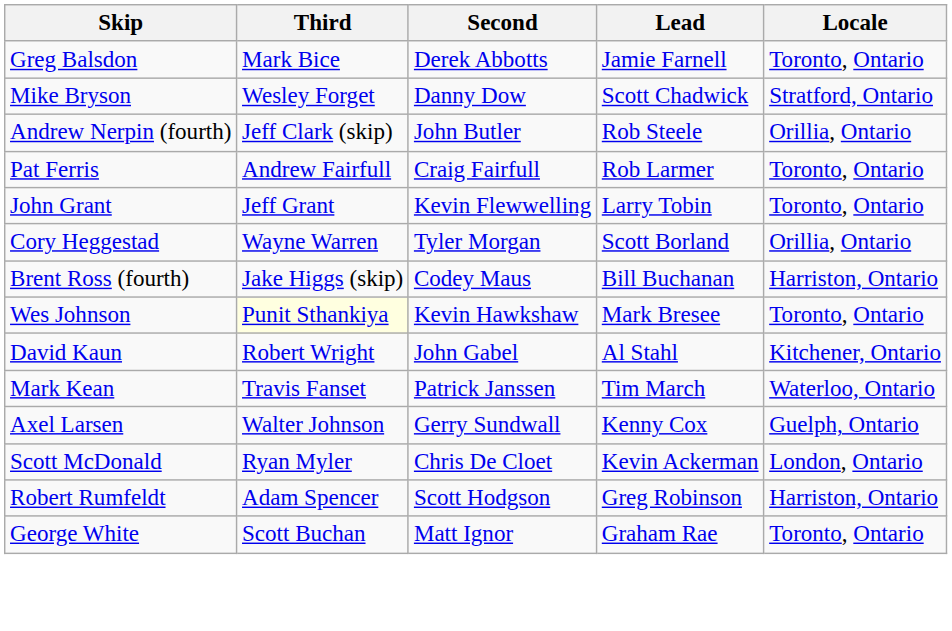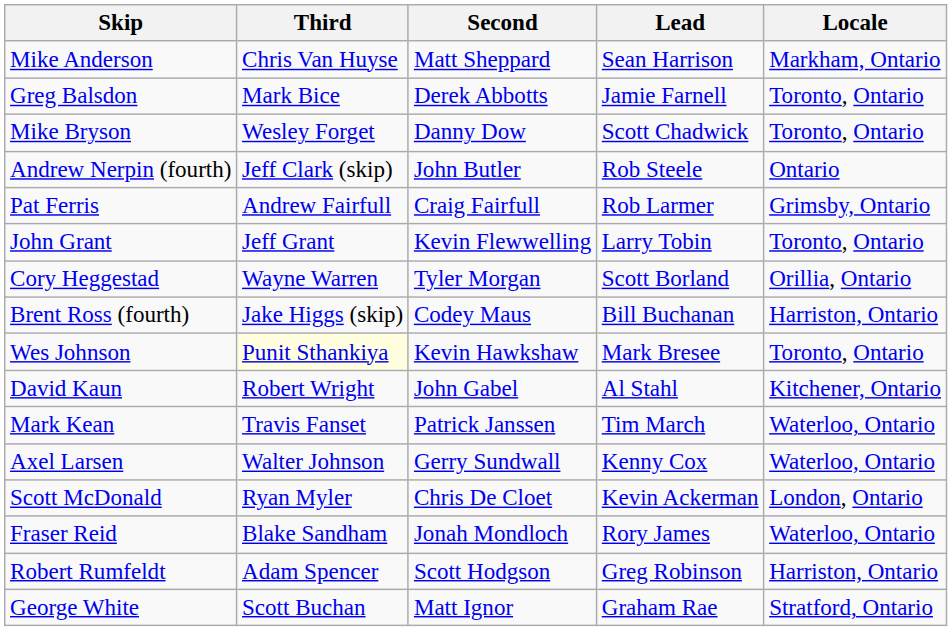+ row: (81, 59)
(851, 95) Stratford, Ontario -> (846, 132) Toronto, Ontario
(840, 132) Orillia, Ontario -> (804, 168) Ontario
(846, 168) Toronto, Ontario -> (850, 205) Grimsby, Ontario
(844, 424) Guelph, Ontario -> (852, 461) Waterloo, Ontario
+ row: (63, 534)
(846, 534) Toronto, Ontario -> (851, 607) Stratford, Ontario
